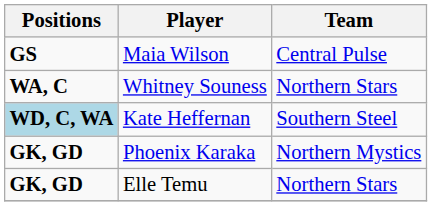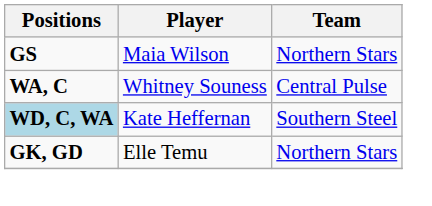(332, 53) Central Pulse -> (337, 53) Northern Stars
(337, 86) Northern Stars -> (332, 86) Central Pulse
- row: (189, 151)
